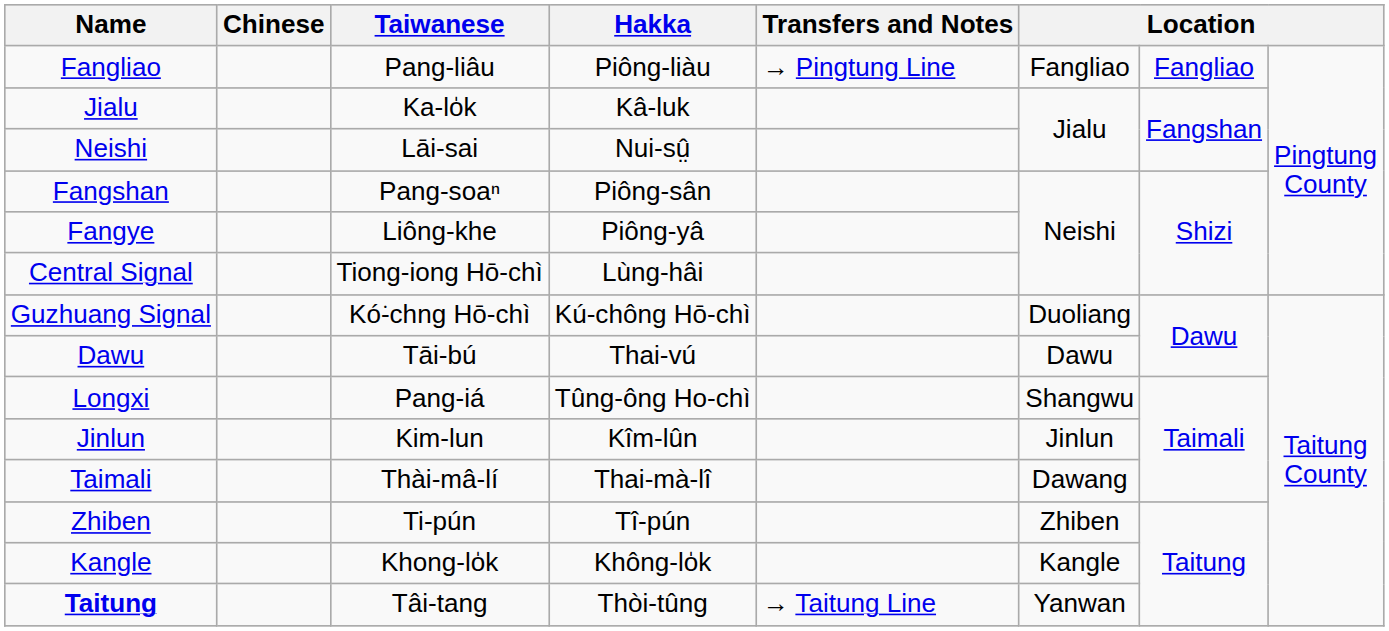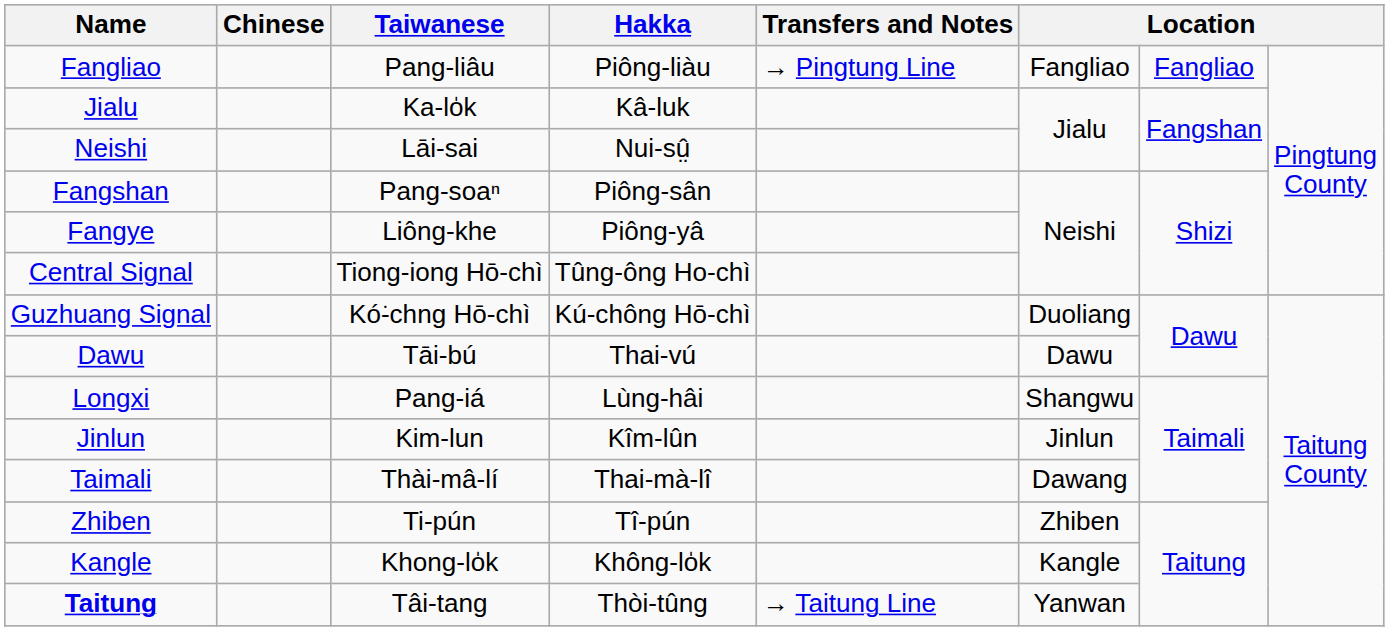(653, 273) Lùng-hâi -> (653, 273) Tûng-ông Ho-chì
(653, 397) Tûng-ông Ho-chì -> (653, 397) Lùng-hâi
